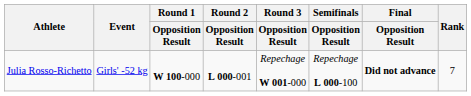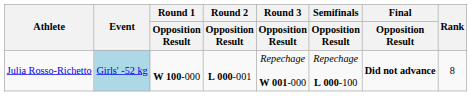(122, 71) no background -> (122, 71) lightblue background
(452, 71) 7 -> (452, 71) 8
